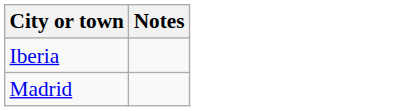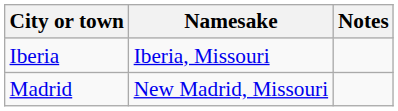+ column: (231, 21)
